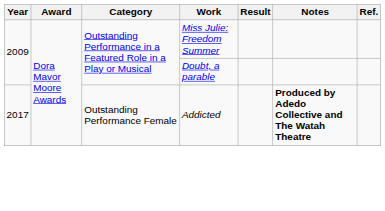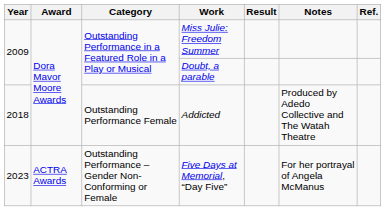(18, 115) 2017 -> (18, 115) 2018
(309, 115) bold -> (312, 115) normal
+ row: (209, 175)
